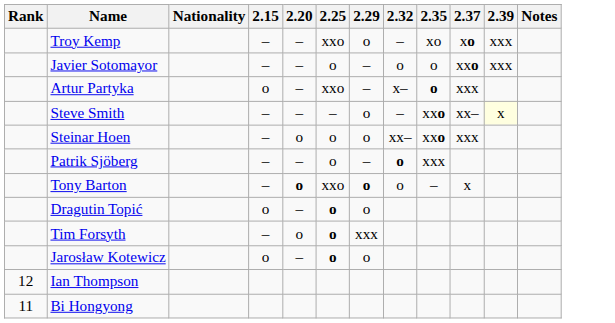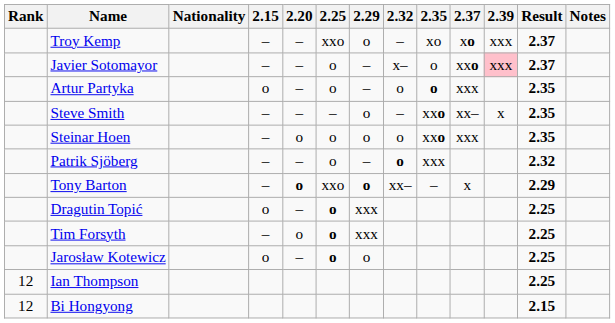+ column: (542, 16)
(400, 64) o -> (400, 64) x–
(501, 64) no background -> (501, 64) pink background
(333, 88) xxo -> (333, 88) o
(400, 88) x– -> (400, 88) o
(501, 112) lightyellow background -> (501, 112) no background
(400, 137) xx– -> (400, 137) o
(400, 185) o -> (400, 185) xx–
(366, 209) o -> (366, 209) xxx
(26, 305) 11 -> (26, 305) 12
